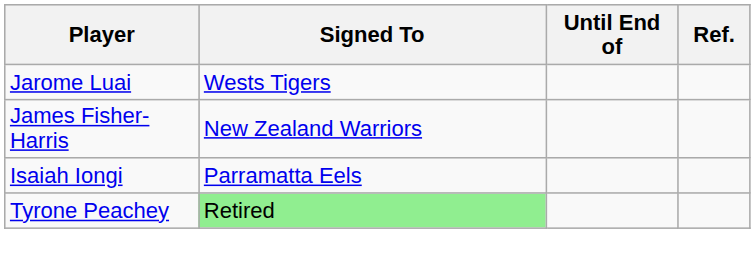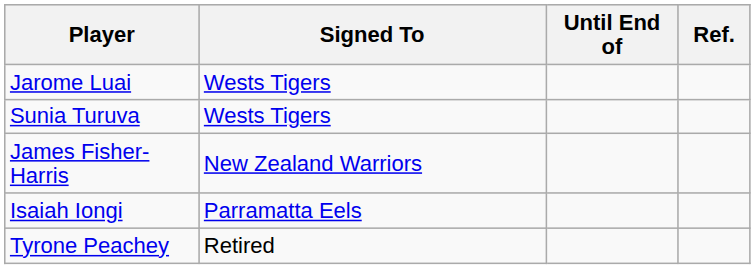+ row: (75, 117)
(239, 211) lightgreen background -> (239, 246) no background
